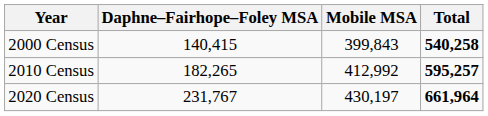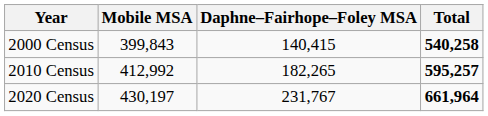columns swapped: (372, 17) <-> (210, 17)
